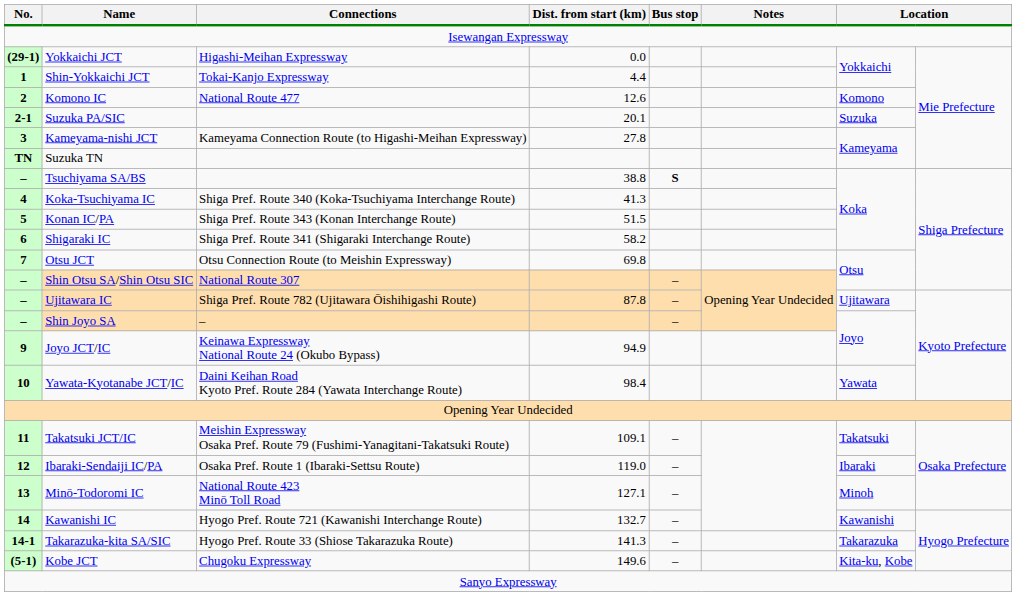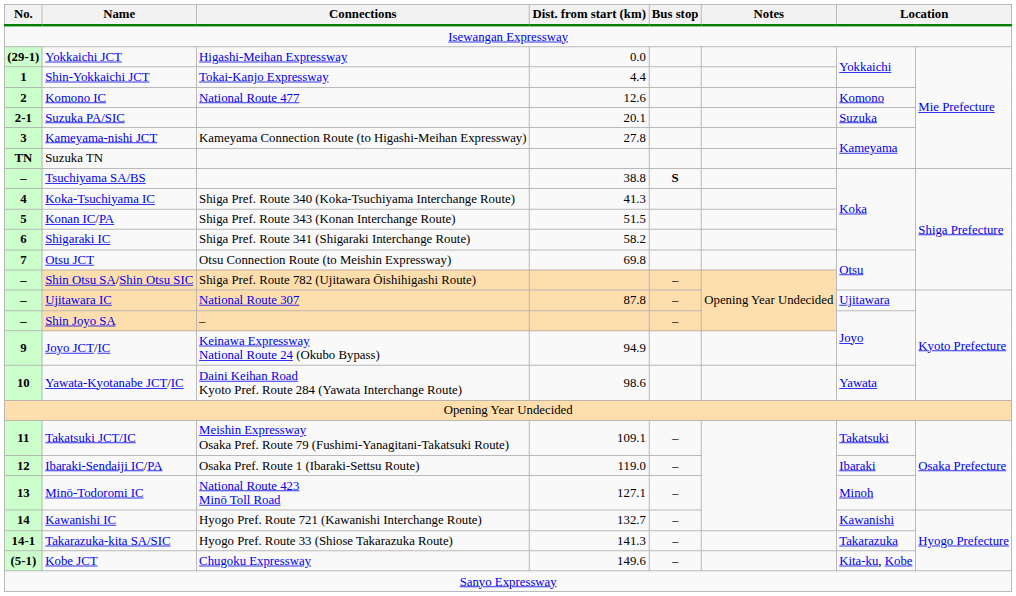(249, 280) National Route 307 -> (338, 280) Shiga Pref. Route 782 (Ujitawara Ōishihigashi Route)
(338, 300) Shiga Pref. Route 782 (Ujitawara Ōishihigashi Route) -> (249, 300) National Route 307
(635, 382) 98.4 -> (635, 382) 98.6
